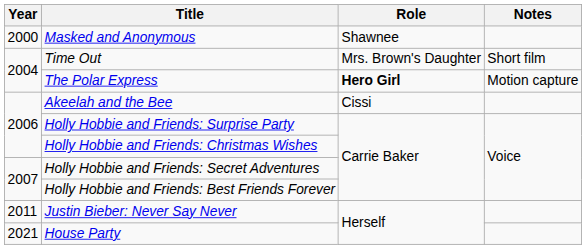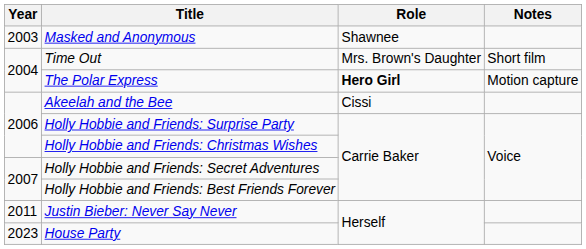(23, 37) 2000 -> (23, 37) 2003
(23, 233) 2021 -> (23, 233) 2023
